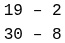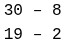rows swapped: (33, 11) <-> (33, 35)
